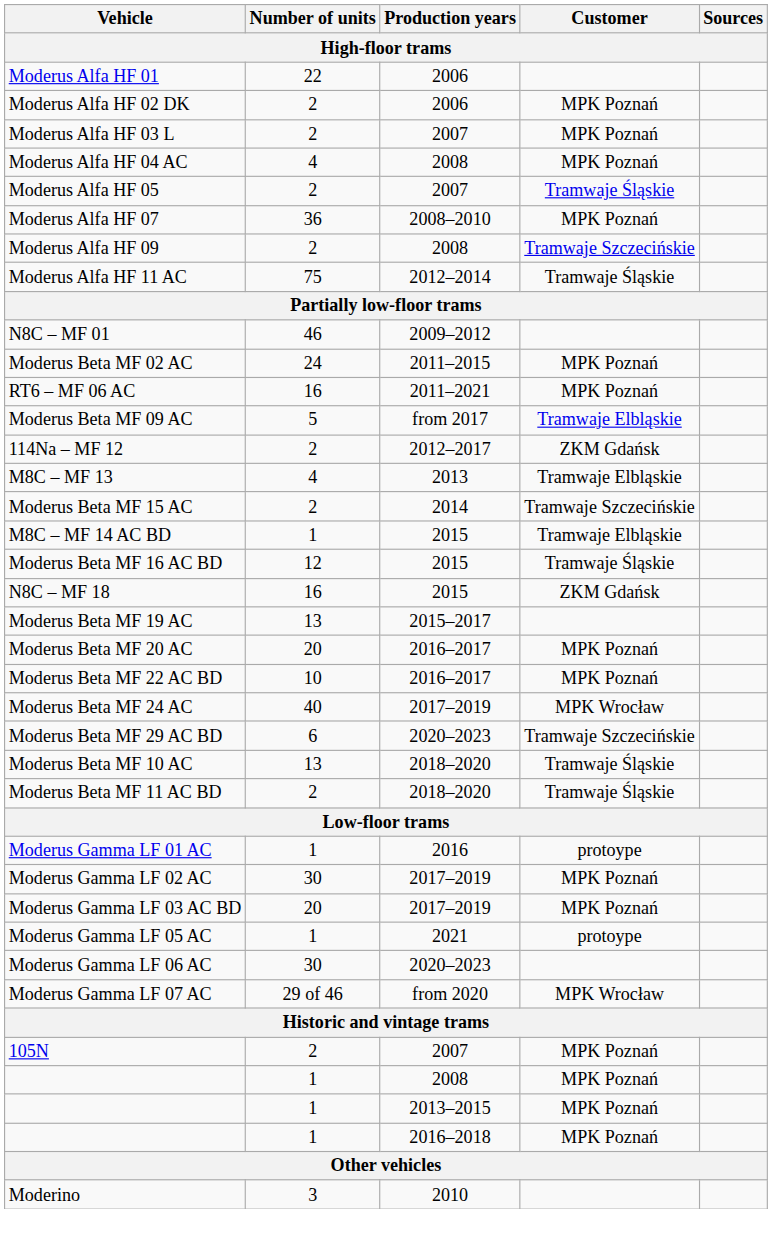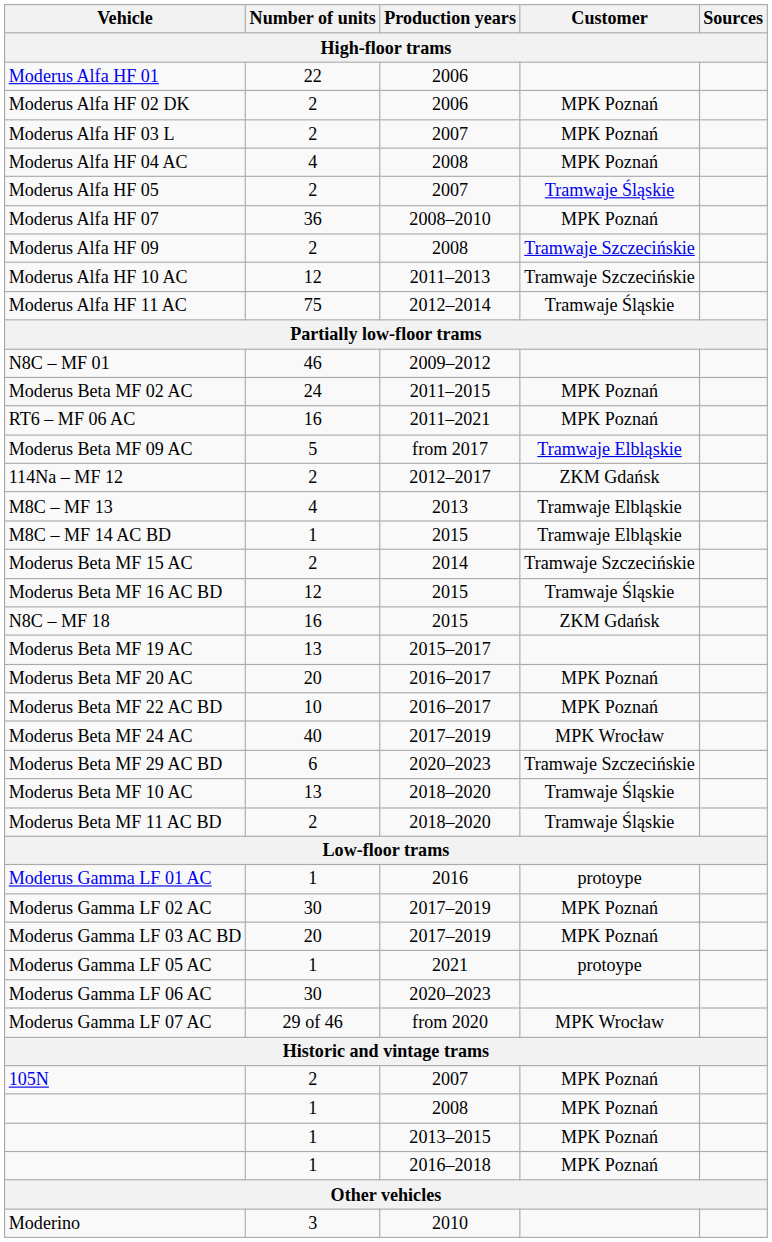+ row: (98, 276)
rows swapped: (90, 534) <-> (101, 506)
